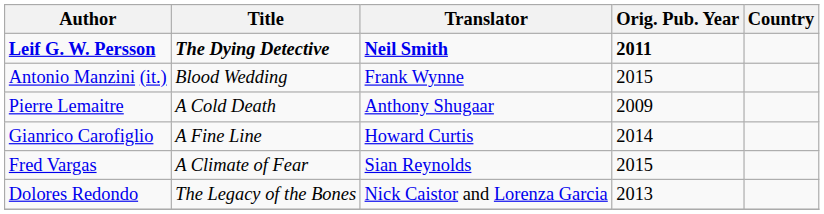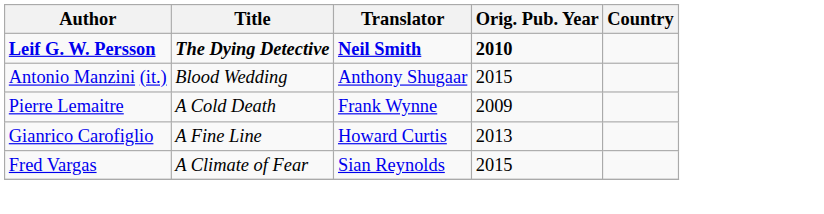(634, 48) 2011 -> (494, 48) 2010
(414, 77) Frank Wynne -> (403, 77) Anthony Shugaar
(429, 106) Anthony Shugaar -> (388, 106) Frank Wynne
(635, 135) 2014 -> (494, 135) 2013
- row: (73, 194)
